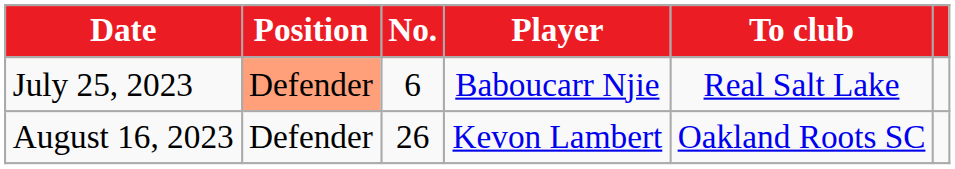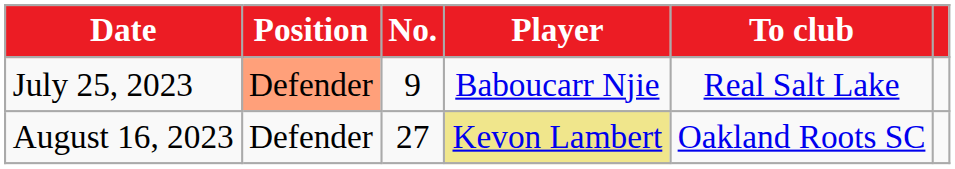(413, 83) 6 -> (413, 83) 9
(413, 136) 26 -> (413, 136) 27
(557, 136) no background -> (557, 136) khaki background
